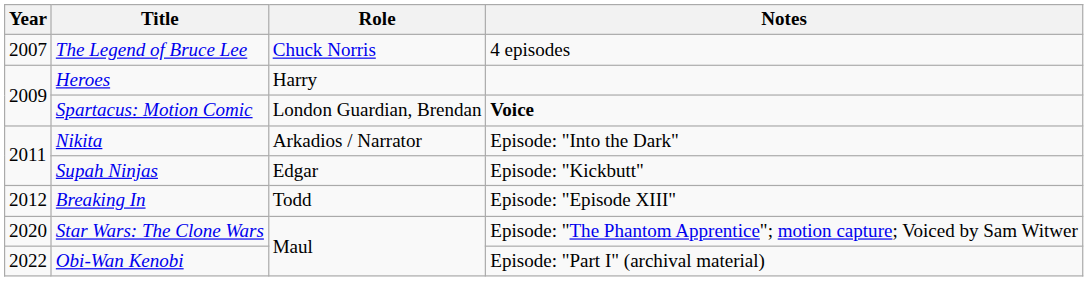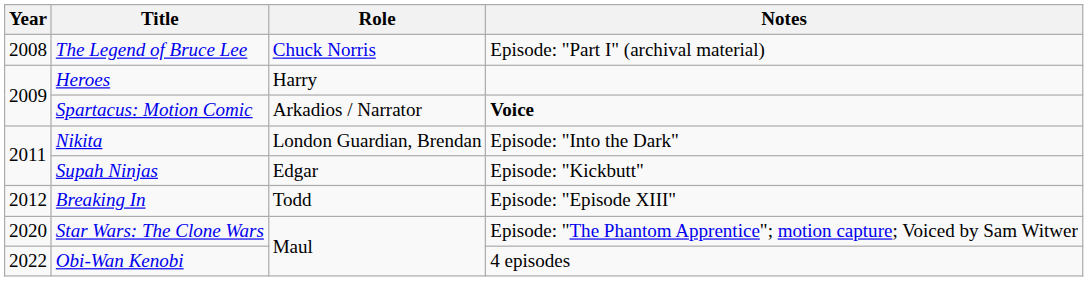(28, 49) 2007 -> (28, 49) 2008
(530, 49) 4 episodes -> (628, 49) Episode: "Part I" (archival material)
(377, 110) London Guardian, Brendan -> (347, 110) Arkadios / Narrator
(347, 140) Arkadios / Narrator -> (377, 140) London Guardian, Brendan
(628, 261) Episode: "Part I" (archival material) -> (530, 261) 4 episodes
